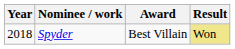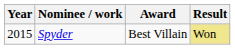(20, 34) 2018 -> (20, 34) 2015
